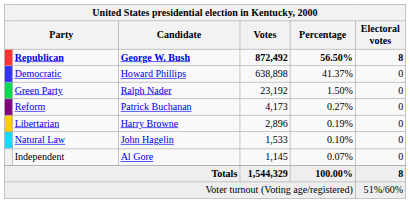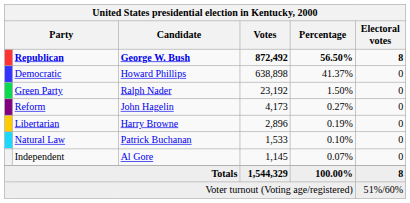(156, 107) Patrick Buchanan -> (147, 107) John Hagelin
(147, 140) John Hagelin -> (156, 140) Patrick Buchanan
